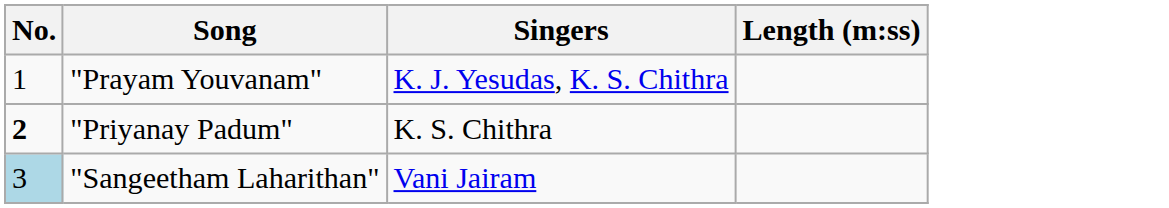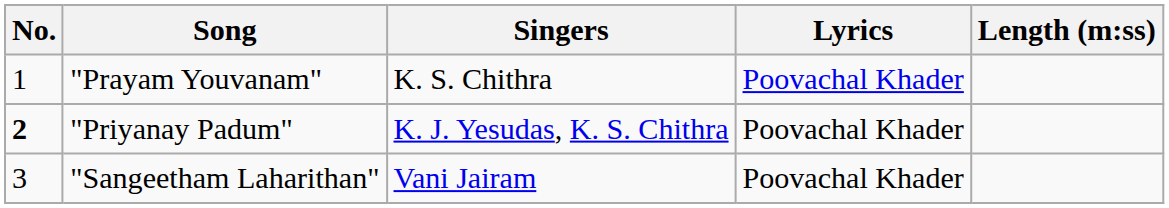+ column: (853, 29)
(561, 79) K. J. Yesudas, K. S. Chithra -> (473, 79) K. S. Chithra
(473, 128) K. S. Chithra -> (561, 128) K. J. Yesudas, K. S. Chithra
(19, 178) lightblue background -> (19, 178) no background
